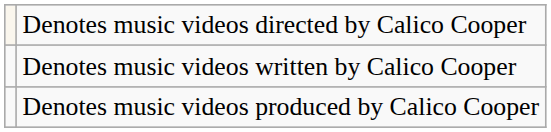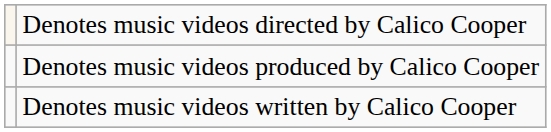rows swapped: (281, 106) <-> (269, 65)
